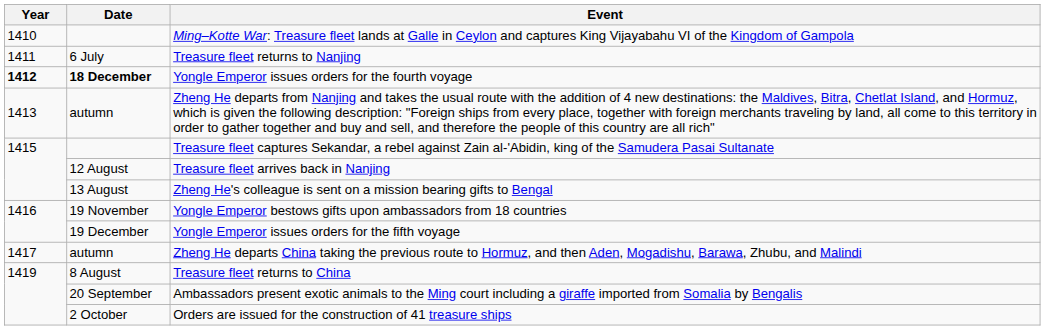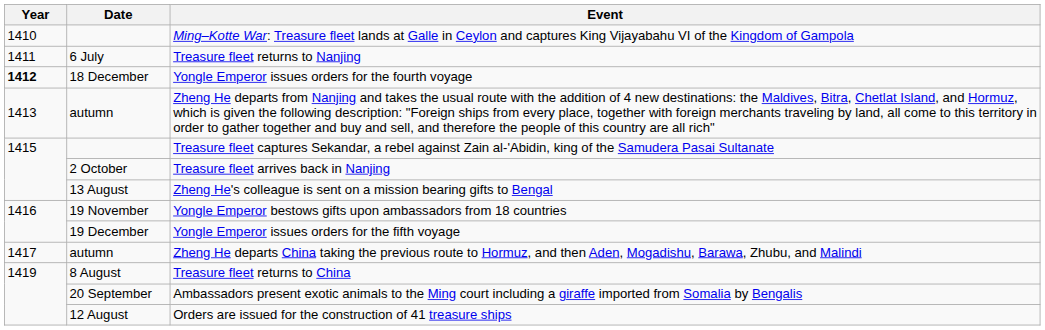(110, 77) bold -> (109, 77) normal
(99, 169) 12 August -> (98, 169) 2 October
(98, 314) 2 October -> (99, 314) 12 August
